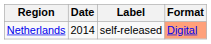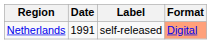(83, 30) 2014 -> (83, 30) 1991
